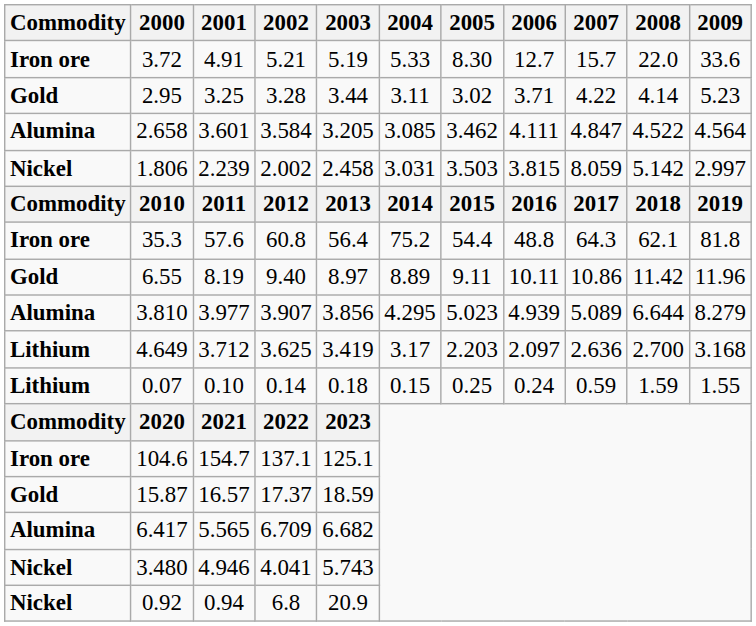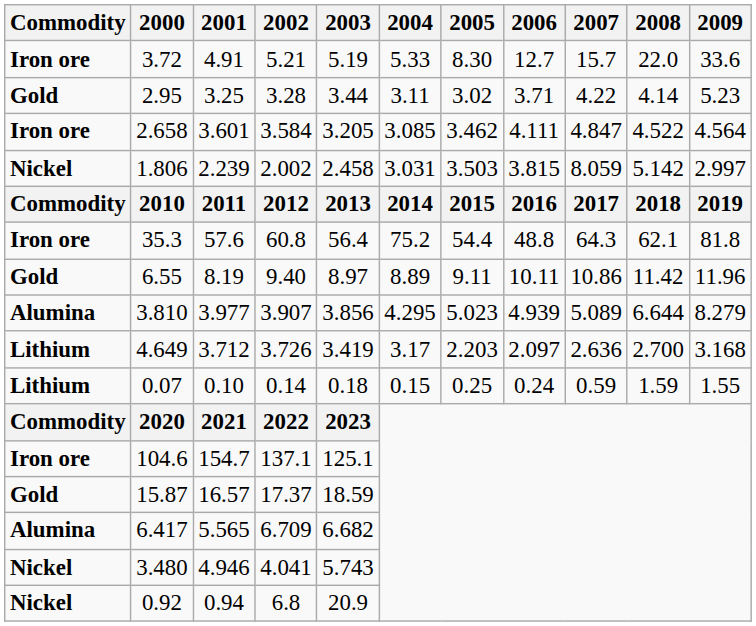(53, 131) Alumina -> (50, 131) Iron ore
(286, 349) 3.625 -> (286, 349) 3.726
